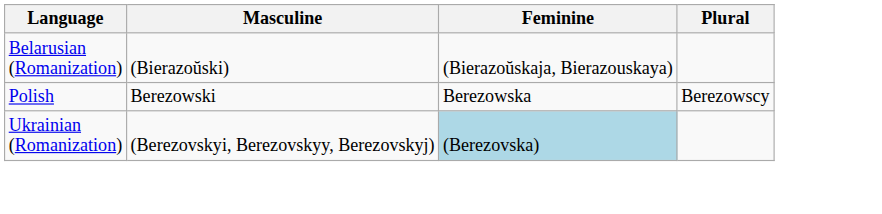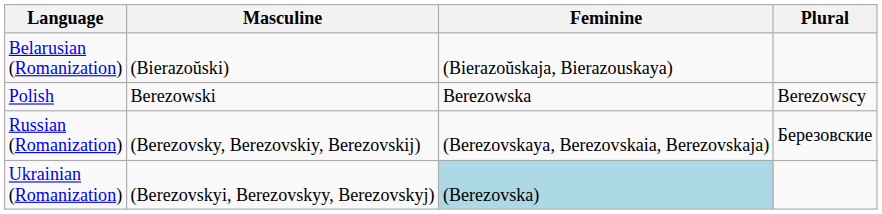+ row: (65, 135)
